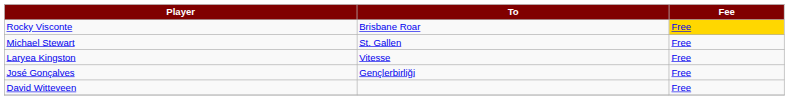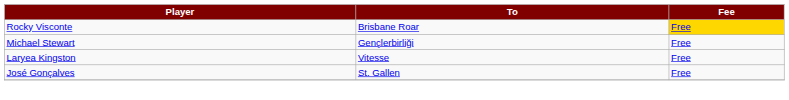(380, 42) St. Gallen -> (386, 42) Gençlerbirliği
(387, 73) Gençlerbirliği -> (379, 73) St. Gallen
- row: (41, 88)
